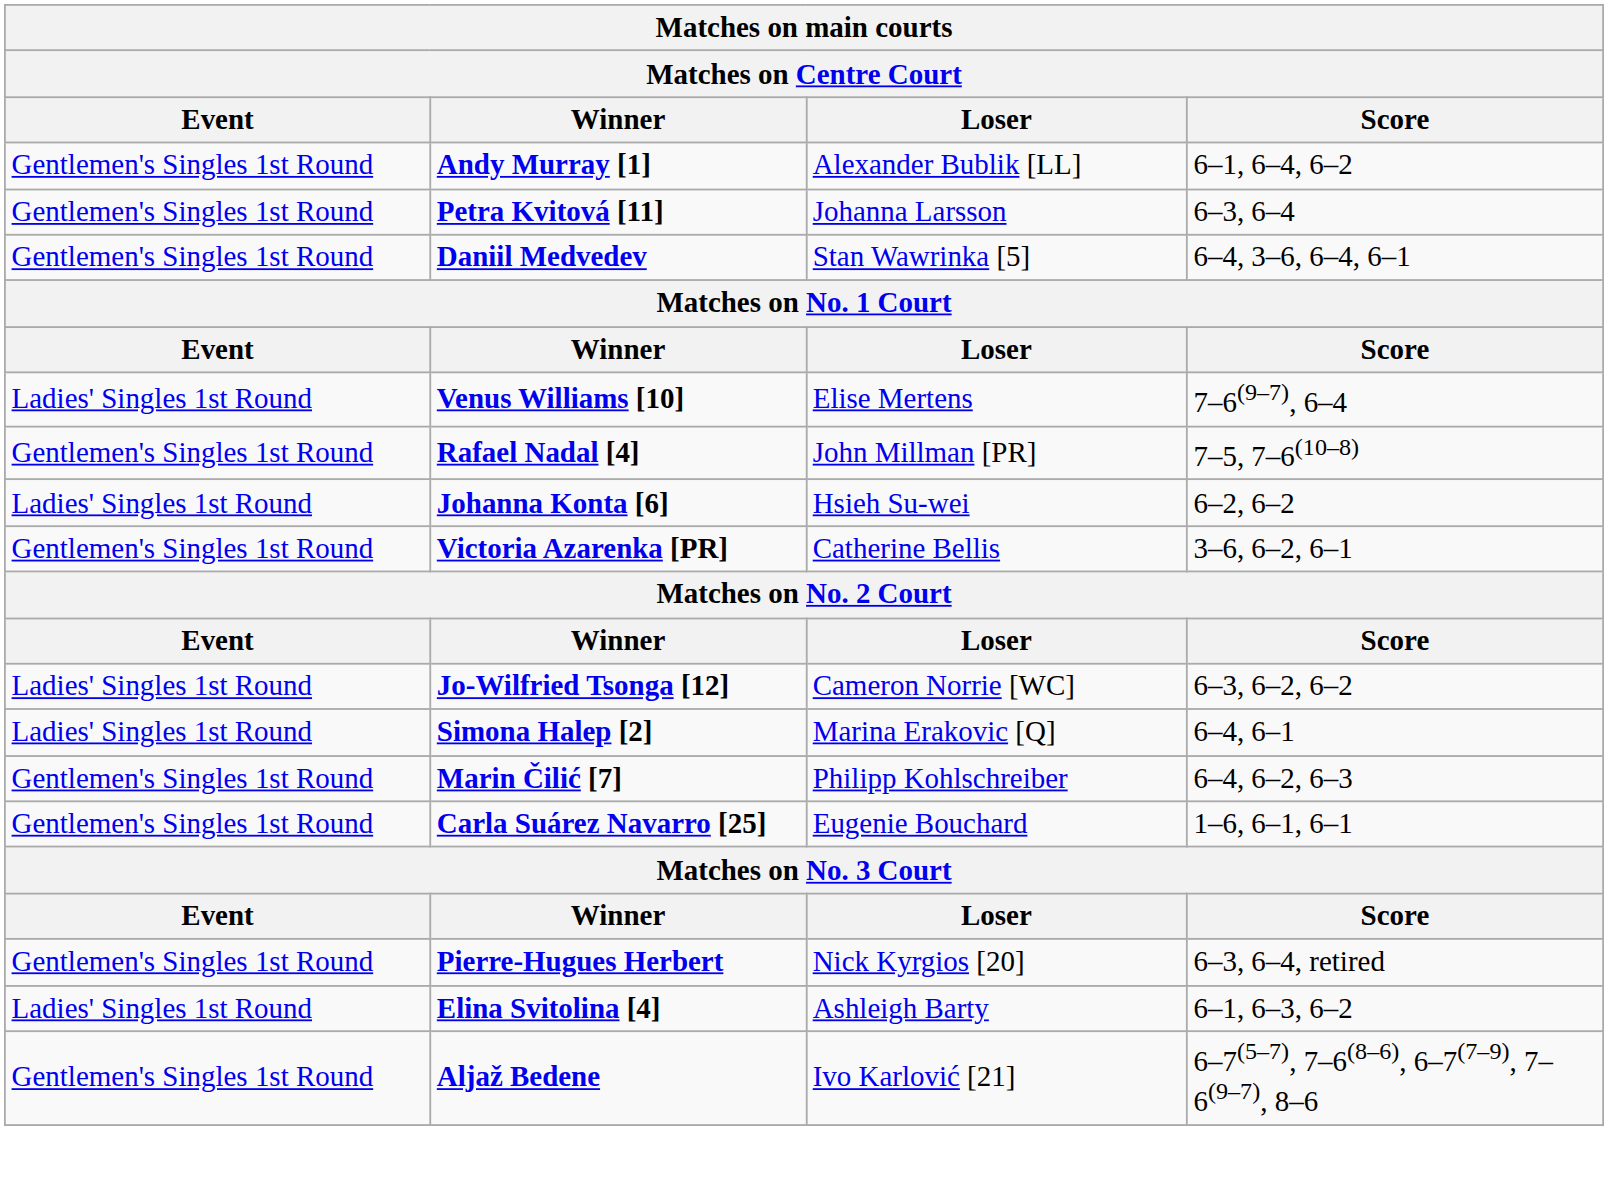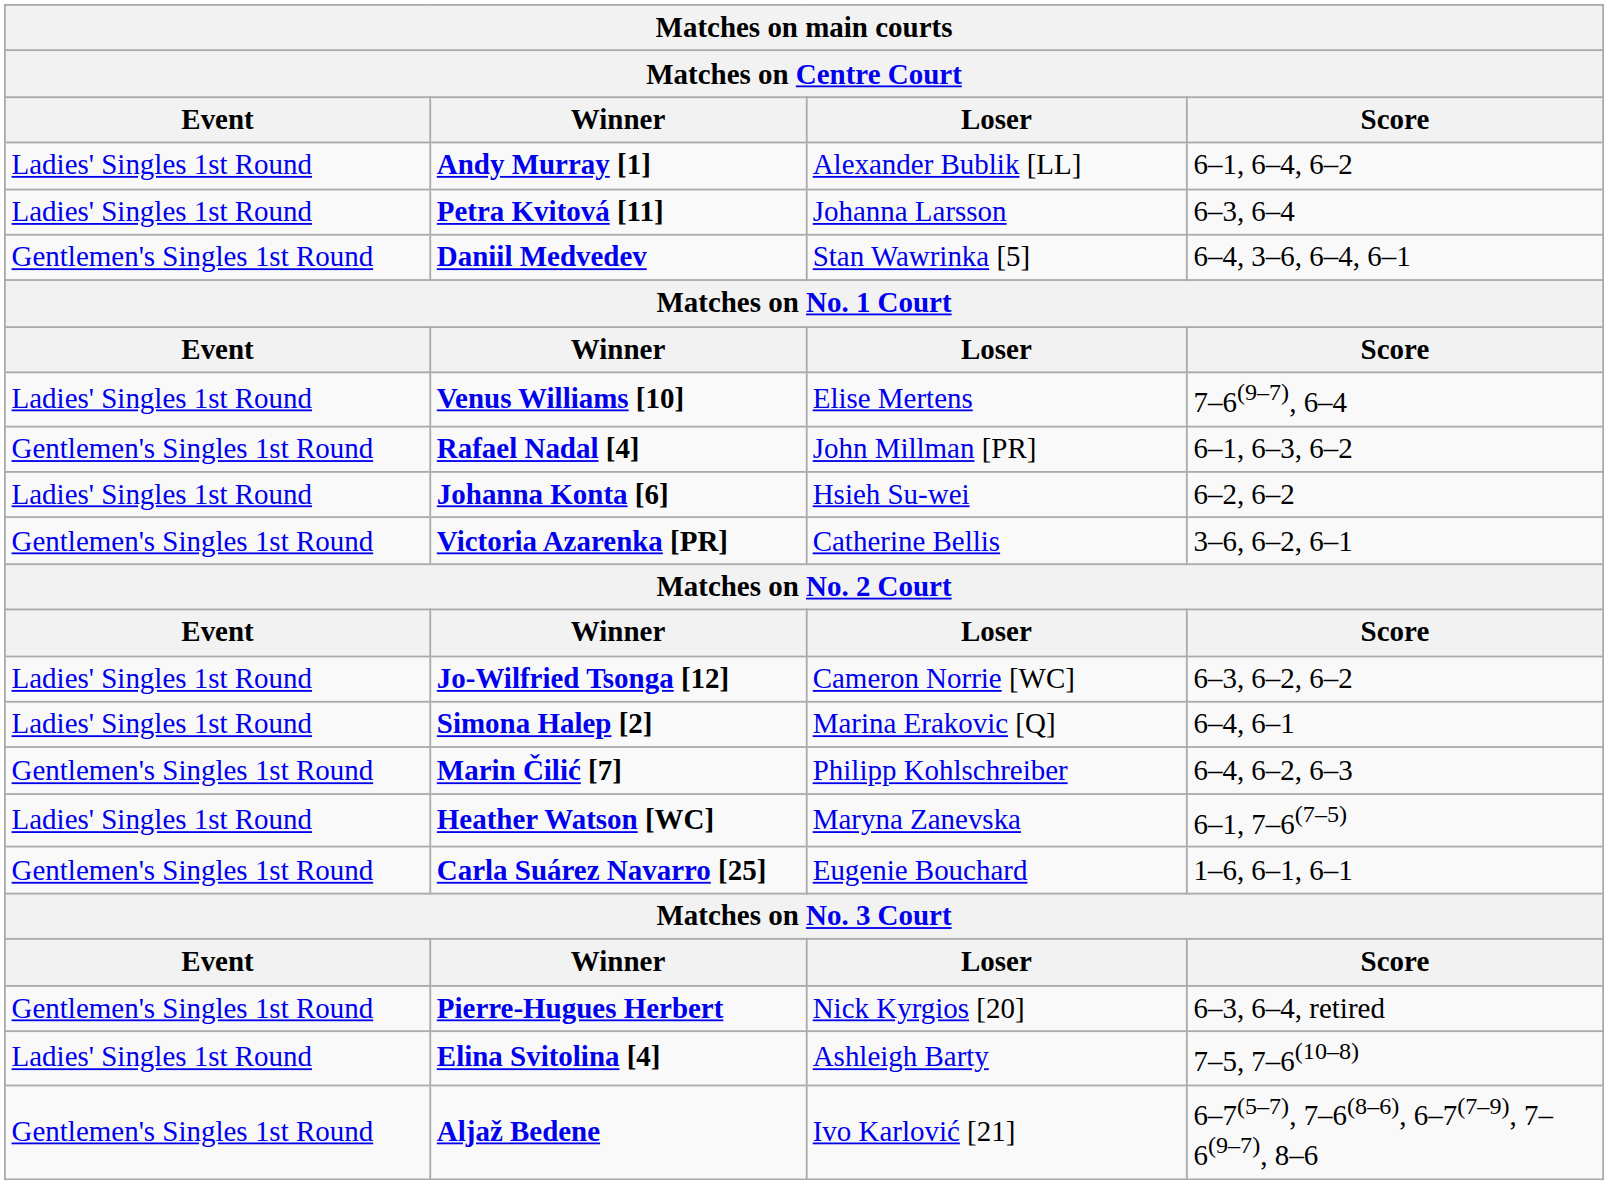(192, 165) Gentlemen's Singles 1st Round -> (162, 165) Ladies' Singles 1st Round
(192, 211) Gentlemen's Singles 1st Round -> (162, 211) Ladies' Singles 1st Round
(1276, 452) 7–5, 7–6(10–8) -> (1273, 448) 6–1, 6–3, 6–2
+ row: (575, 819)
(1273, 1007) 6–1, 6–3, 6–2 -> (1276, 1057) 7–5, 7–6(10–8)
